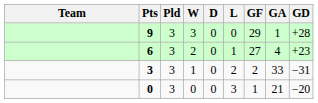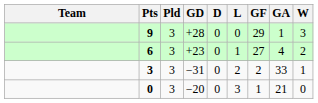columns swapped: (193, 13) <-> (301, 13)
